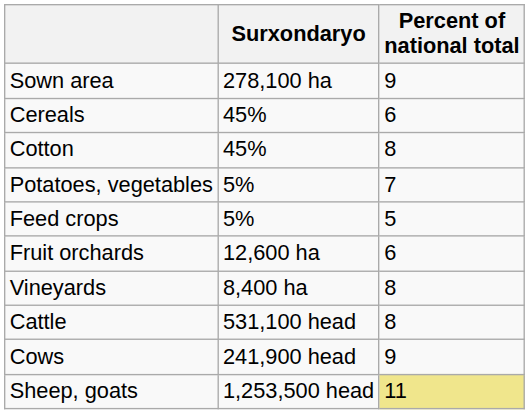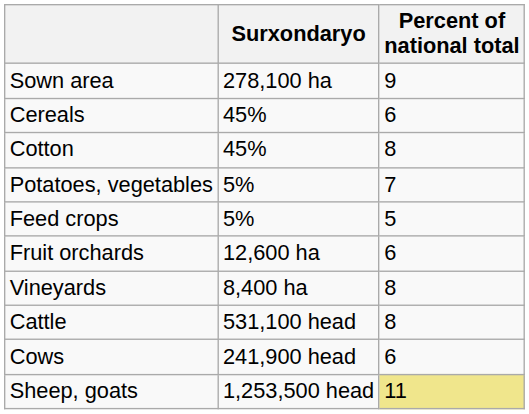(390, 356) 9 -> (390, 356) 6
